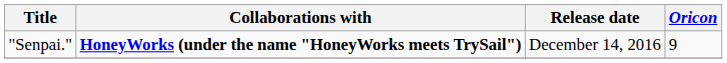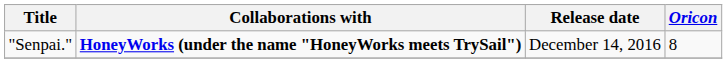(673, 44) 9 -> (673, 44) 8
